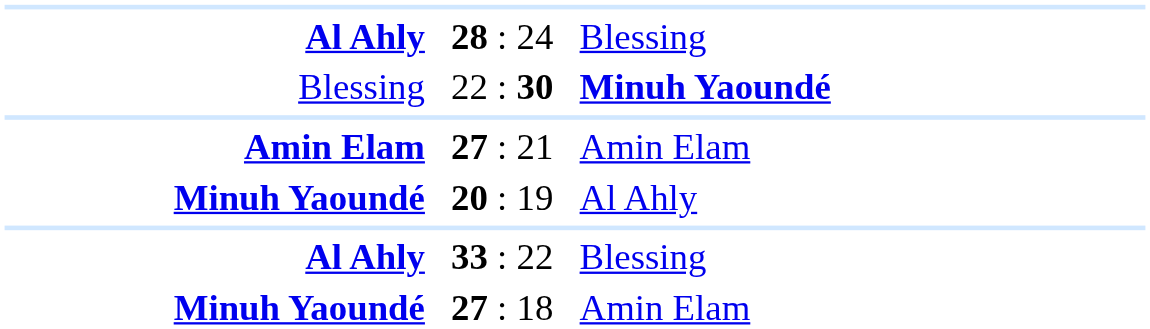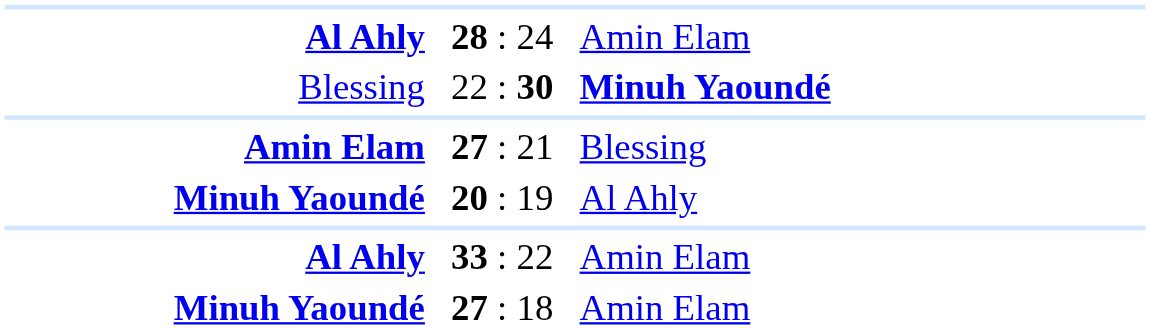(643, 36) Blessing -> (665, 36) Amin Elam
(665, 146) Amin Elam -> (643, 146) Blessing
(643, 257) Blessing -> (665, 257) Amin Elam
